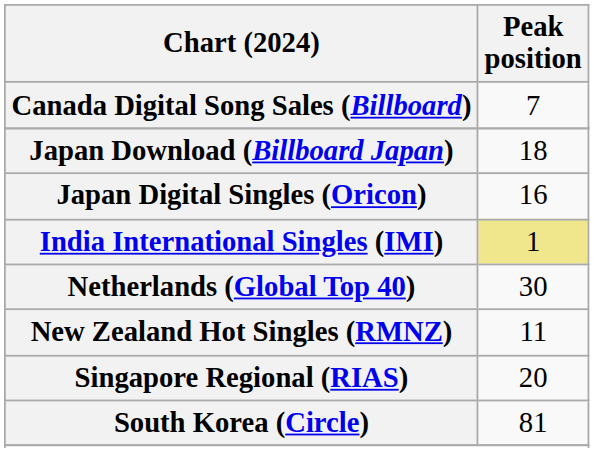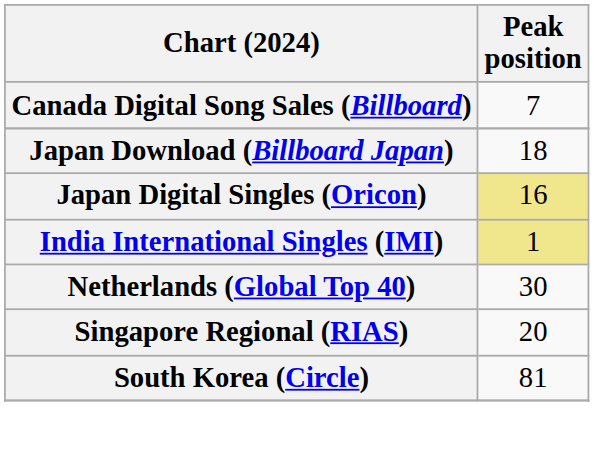(533, 195) no background -> (533, 195) khaki background
- row: (241, 331)
